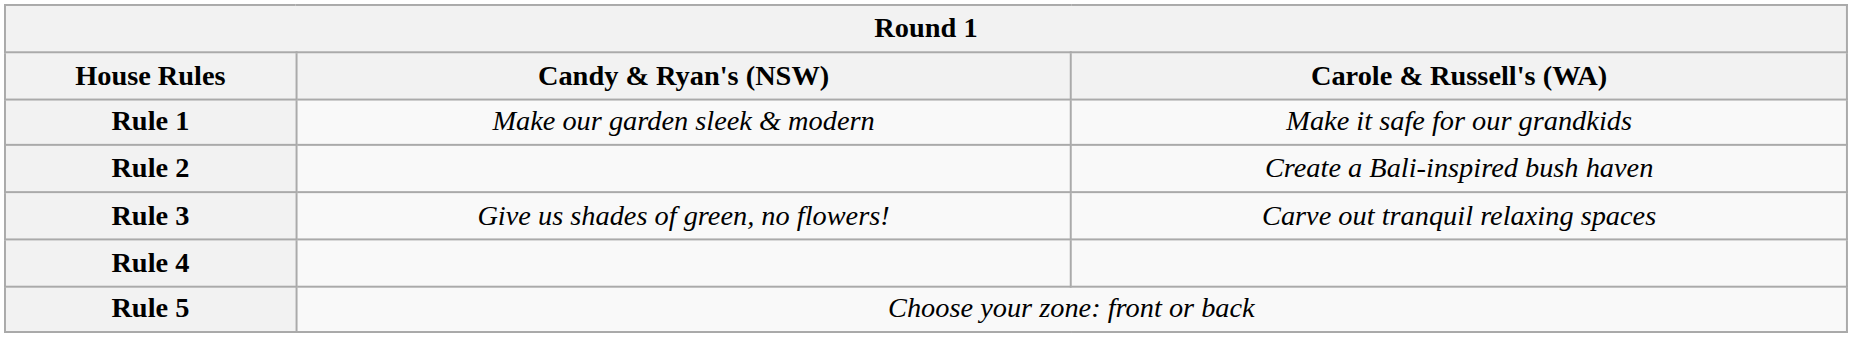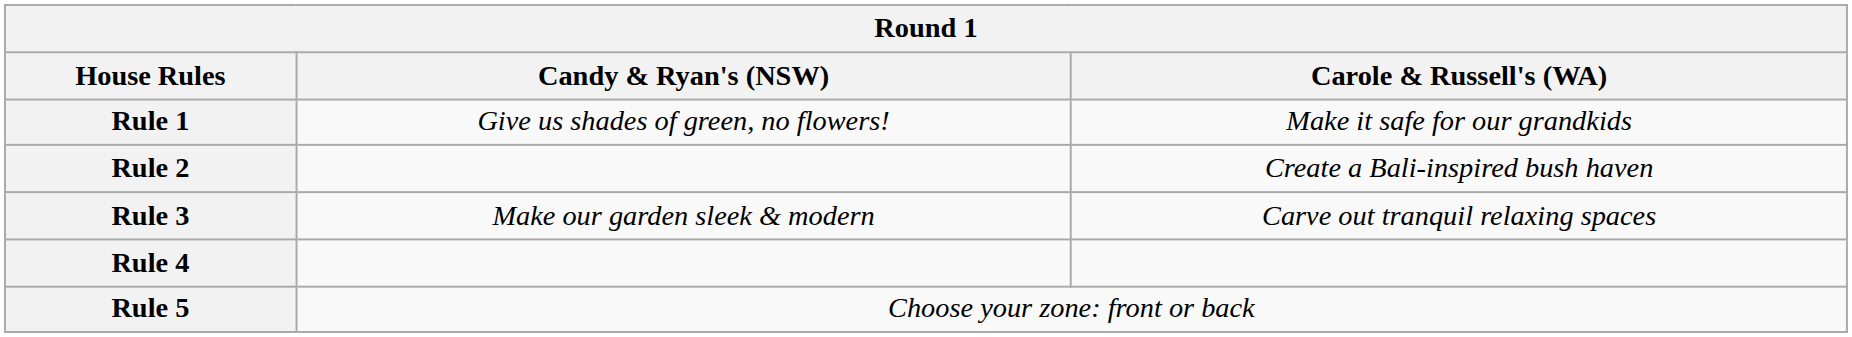(684, 121) Make our garden sleek & modern -> (684, 121) Give us shades of green, no flowers!
(684, 215) Give us shades of green, no flowers! -> (684, 215) Make our garden sleek & modern
